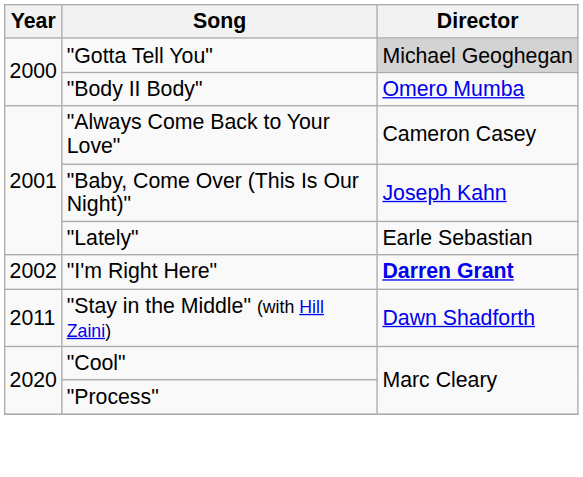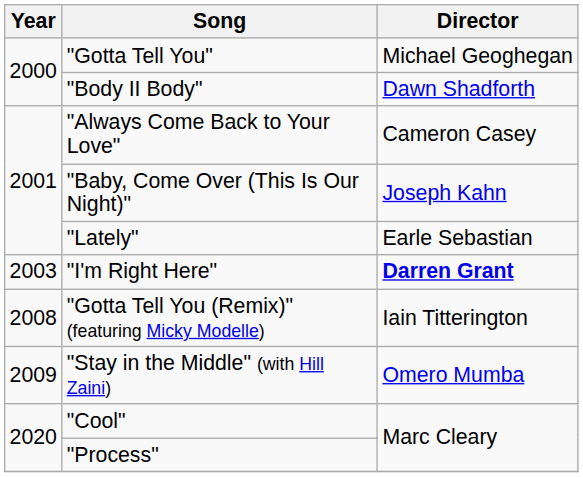(478, 55) lightgrey background -> (478, 55) no background
(453, 88) Omero Mumba -> (459, 88) Dawn Shadforth
(33, 271) 2002 -> (33, 271) 2003
+ row: (180, 317)
(32, 317) 2011 -> (33, 375) 2009
(459, 317) Dawn Shadforth -> (453, 375) Omero Mumba
